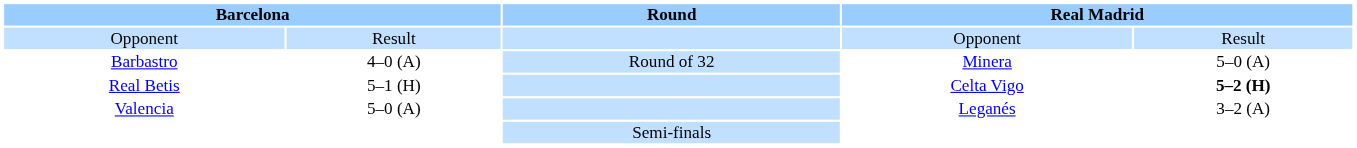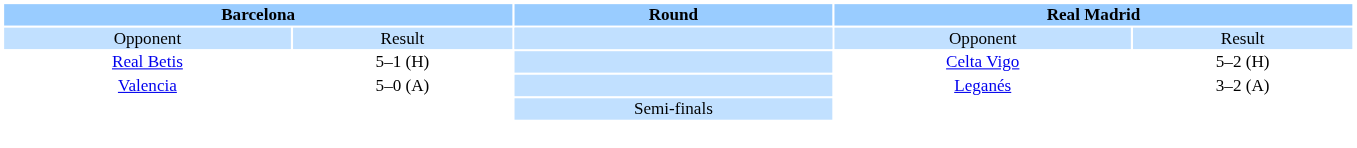- row: (144, 61)
(1243, 85) bold -> (1243, 61) normal
